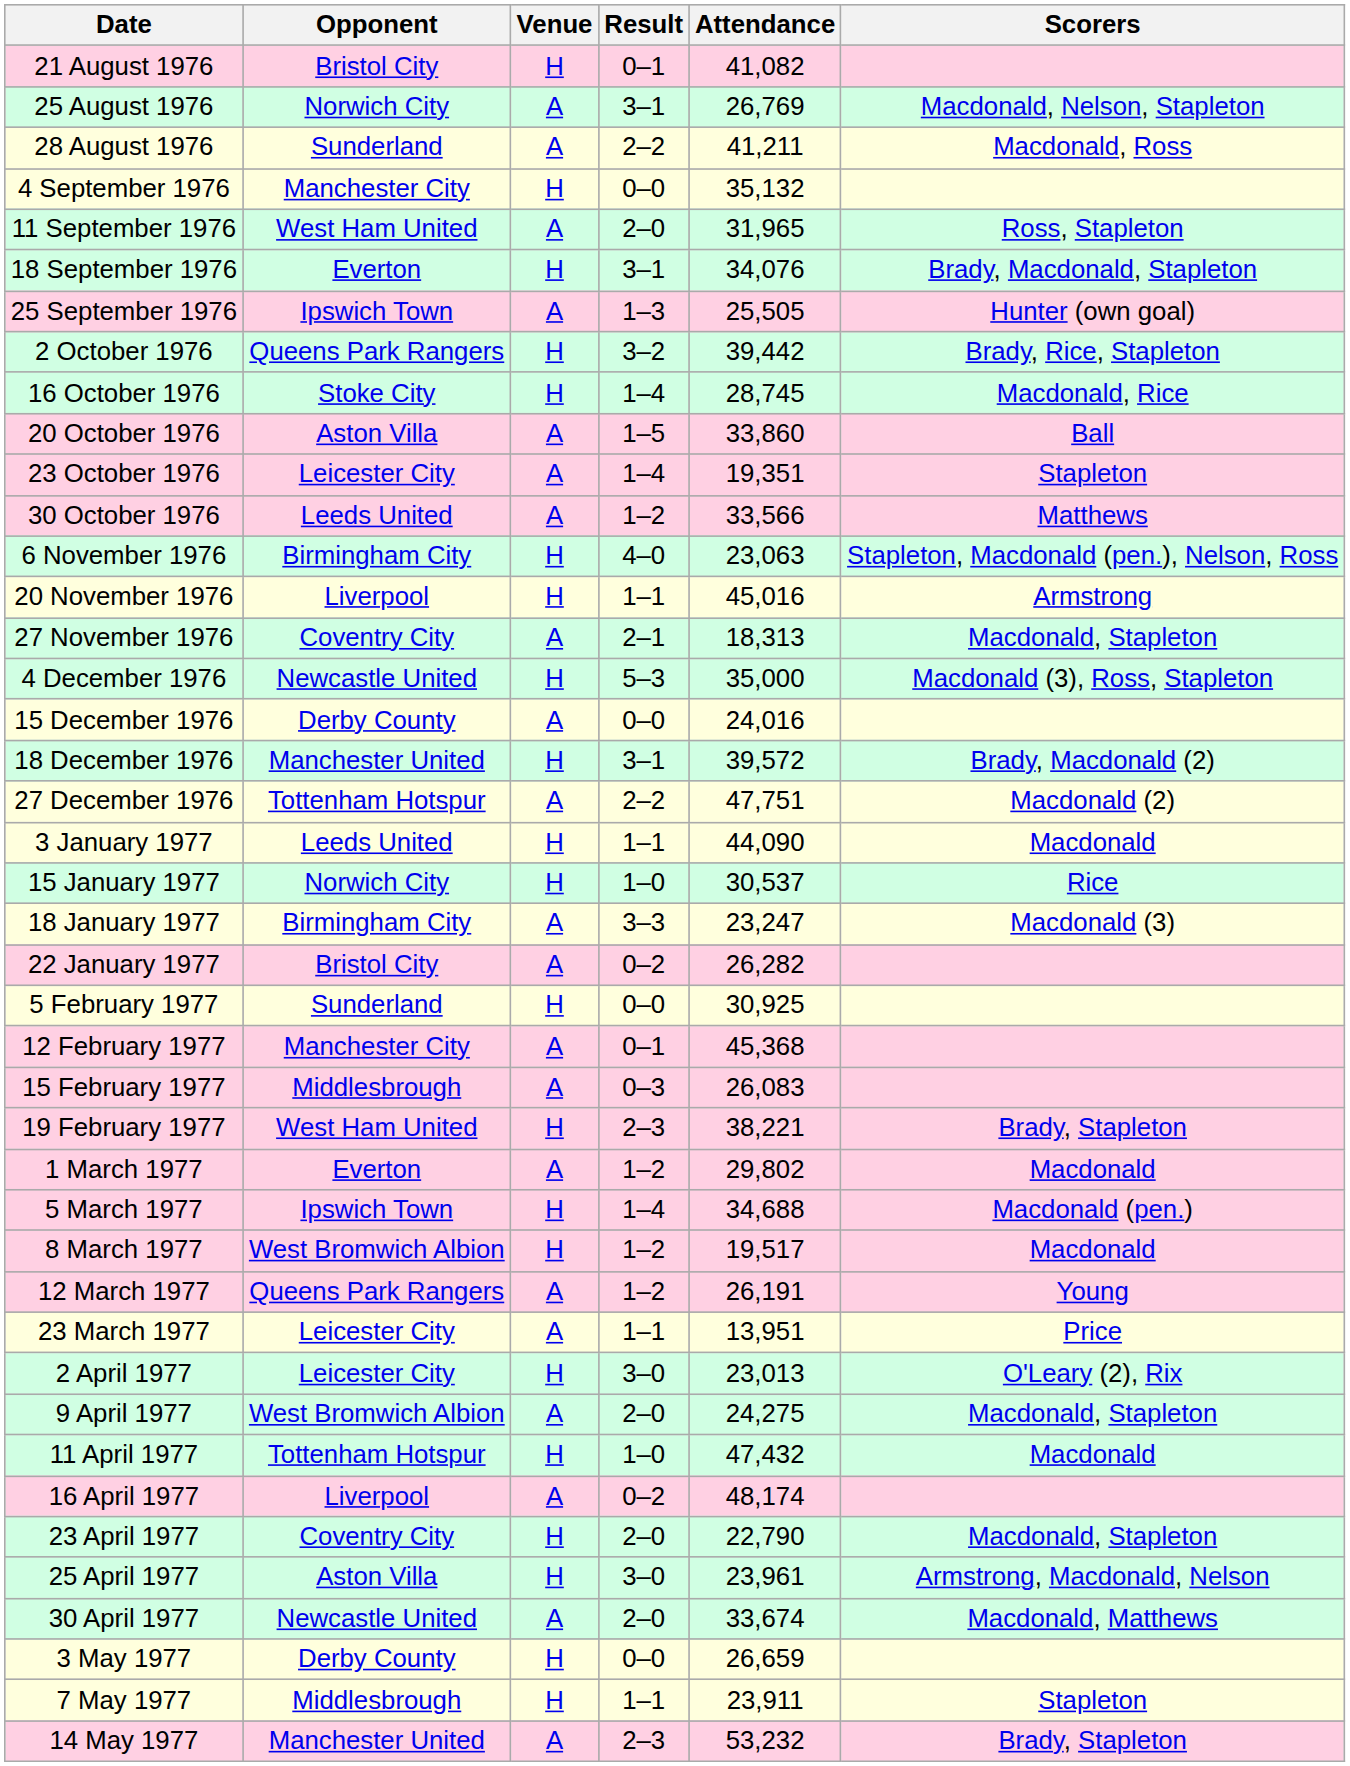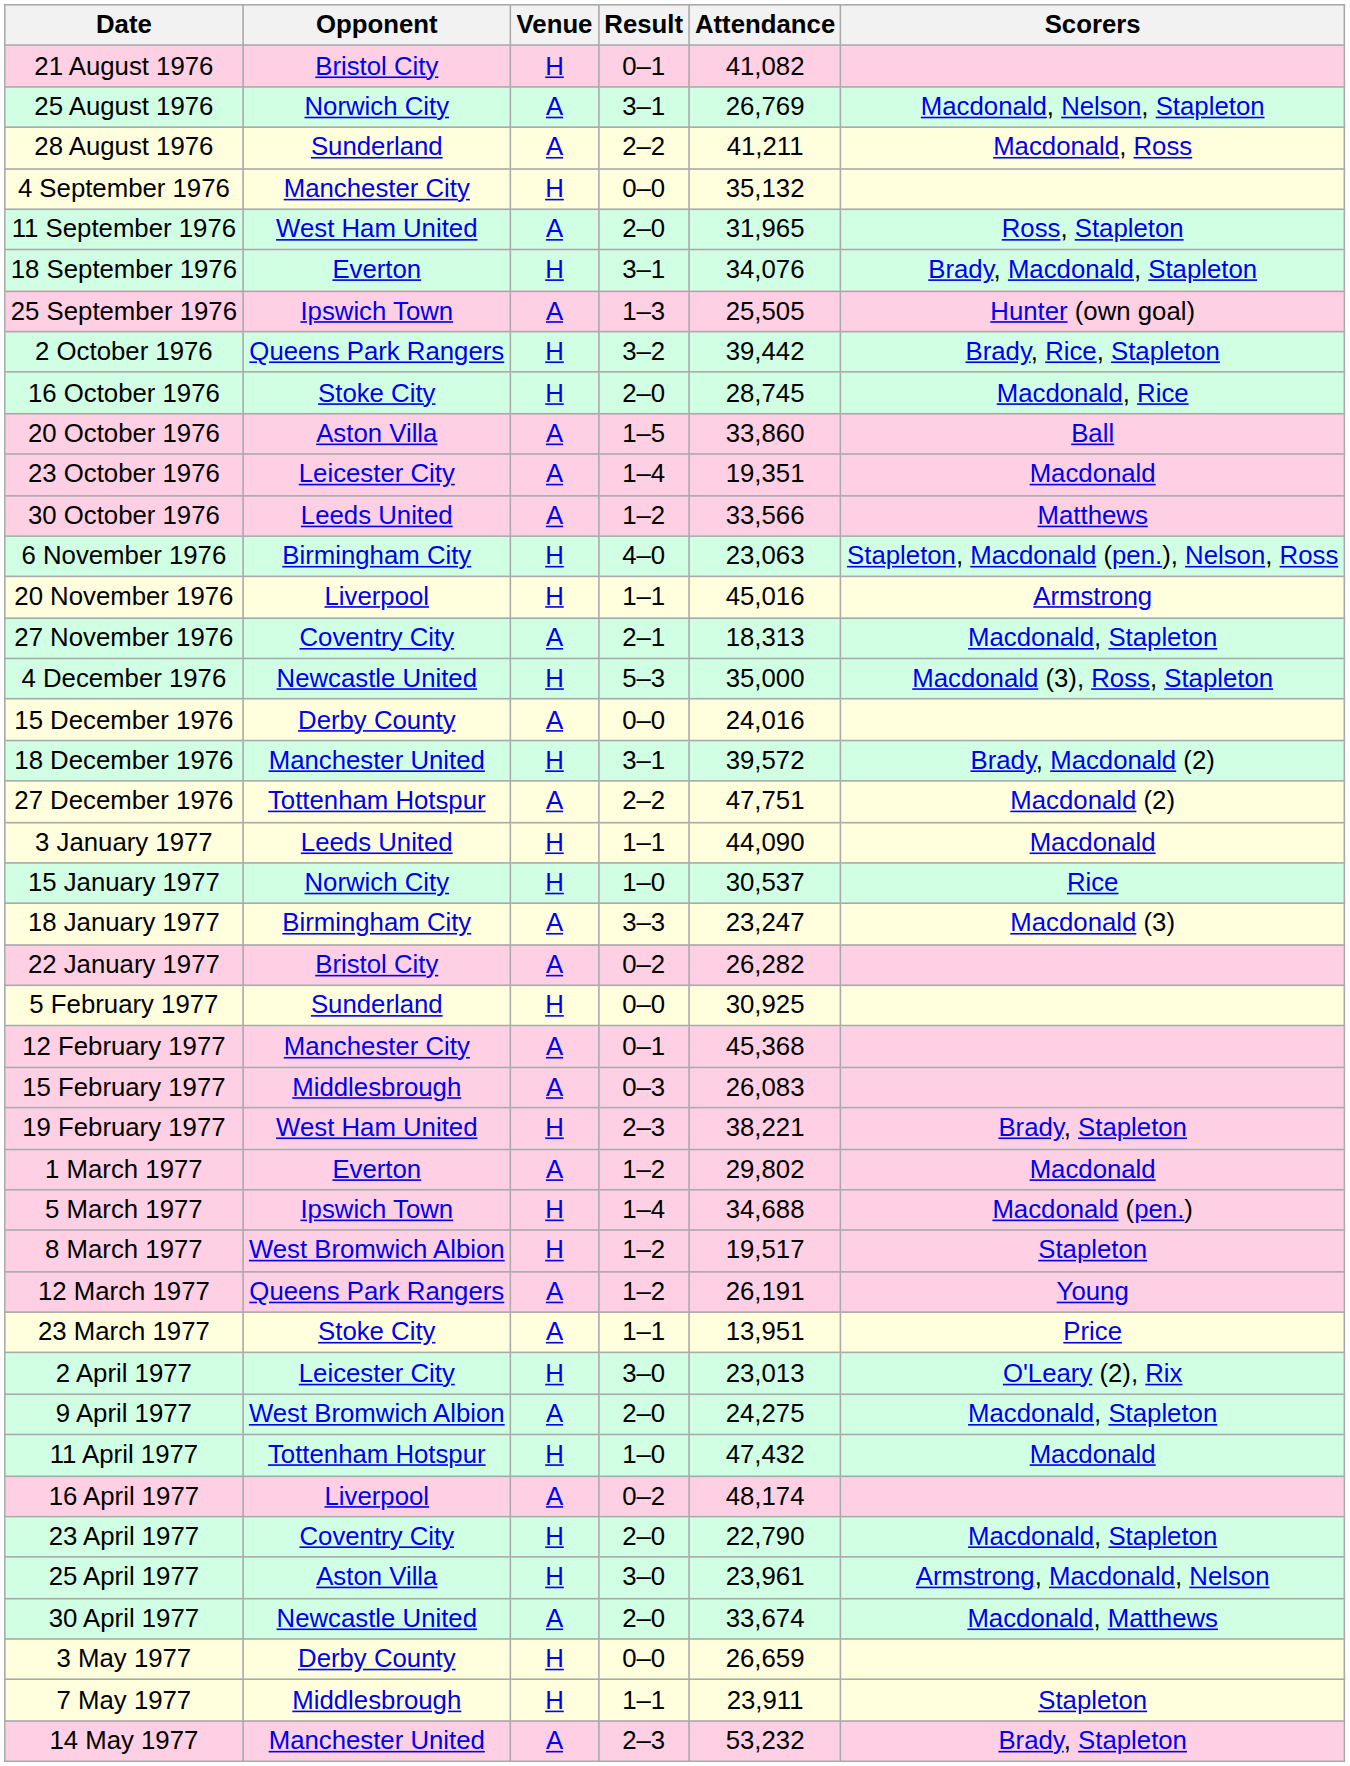(644, 392) 1–4 -> (644, 392) 2–0
(1093, 474) Stapleton -> (1093, 474) Macdonald
(1093, 1250) Macdonald -> (1093, 1250) Stapleton
(377, 1332) Leicester City -> (377, 1332) Stoke City
